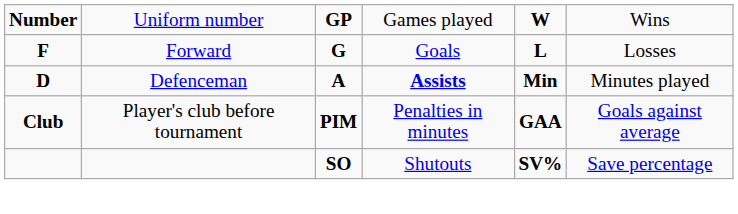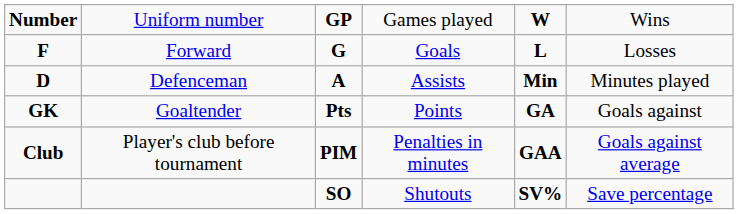(438, 80) bold -> (438, 80) normal
+ row: (199, 111)
